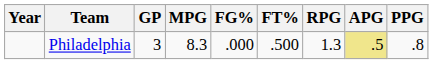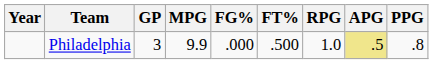(197, 45) 8.3 -> (197, 45) 9.9
(331, 45) 1.3 -> (331, 45) 1.0
